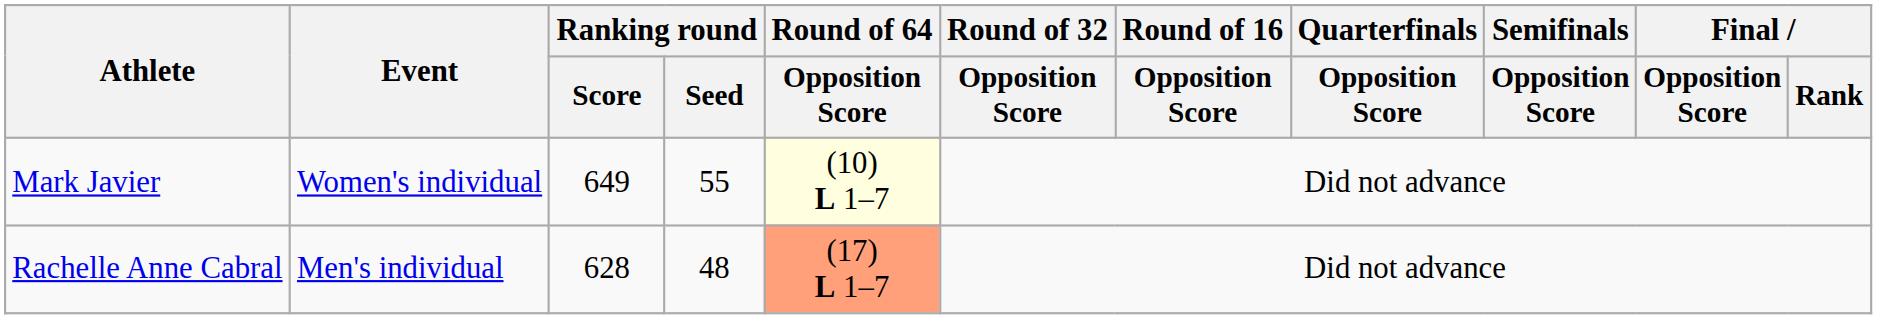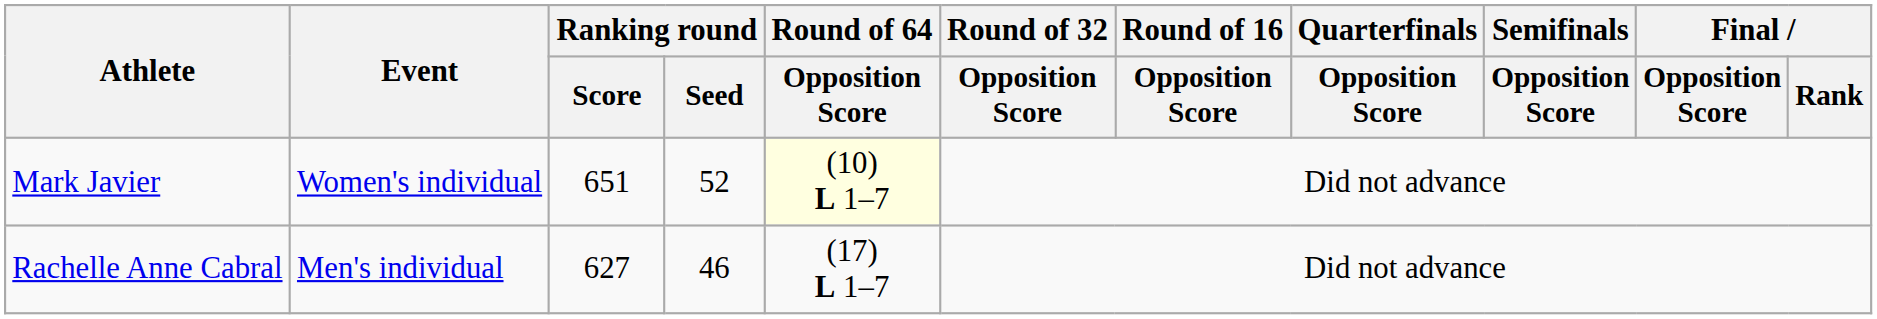(607, 181) 649 -> (607, 181) 651
(714, 181) 55 -> (714, 181) 52
(607, 268) 628 -> (607, 268) 627
(714, 268) 48 -> (714, 268) 46
(852, 268) lightsalmon background -> (852, 268) no background
